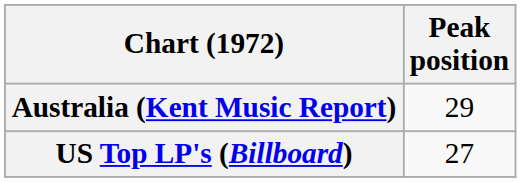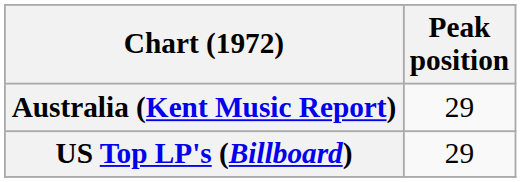(459, 153) 27 -> (459, 153) 29
